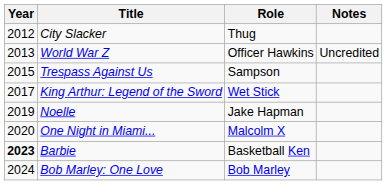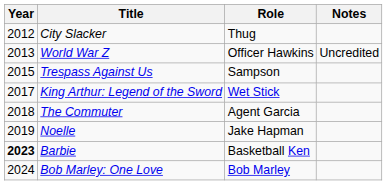+ row: (81, 111)
- row: (98, 131)
